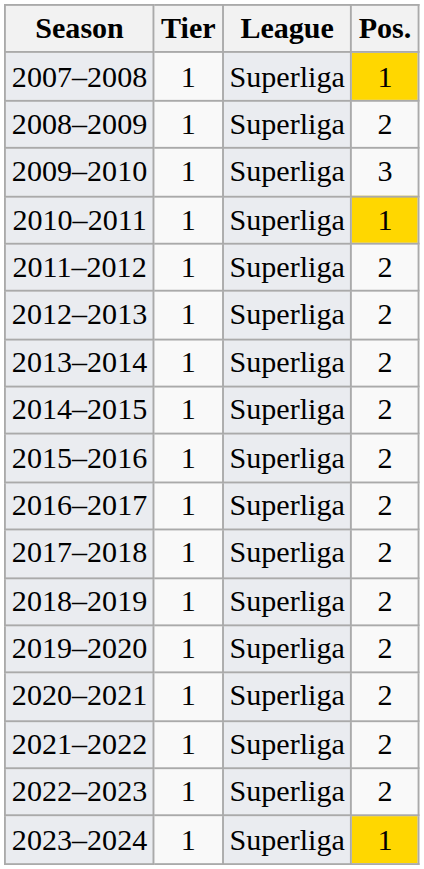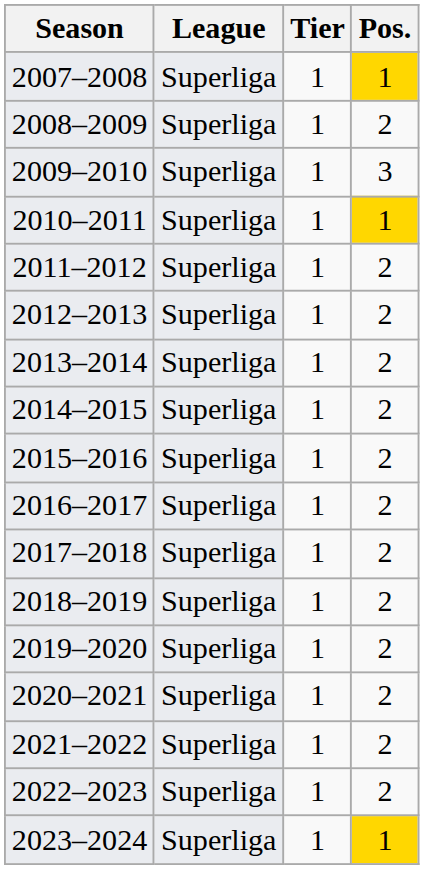columns swapped: (188, 28) <-> (287, 28)
